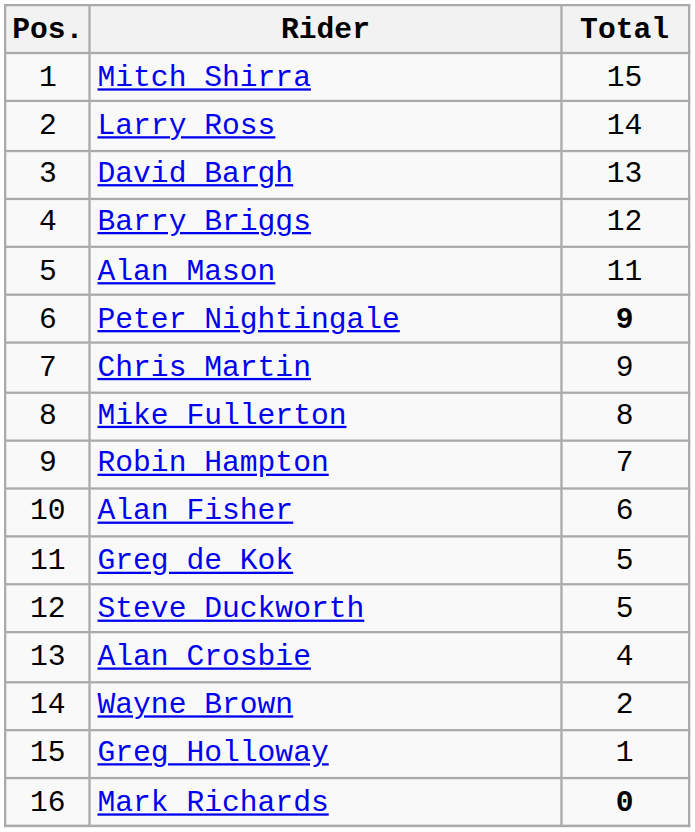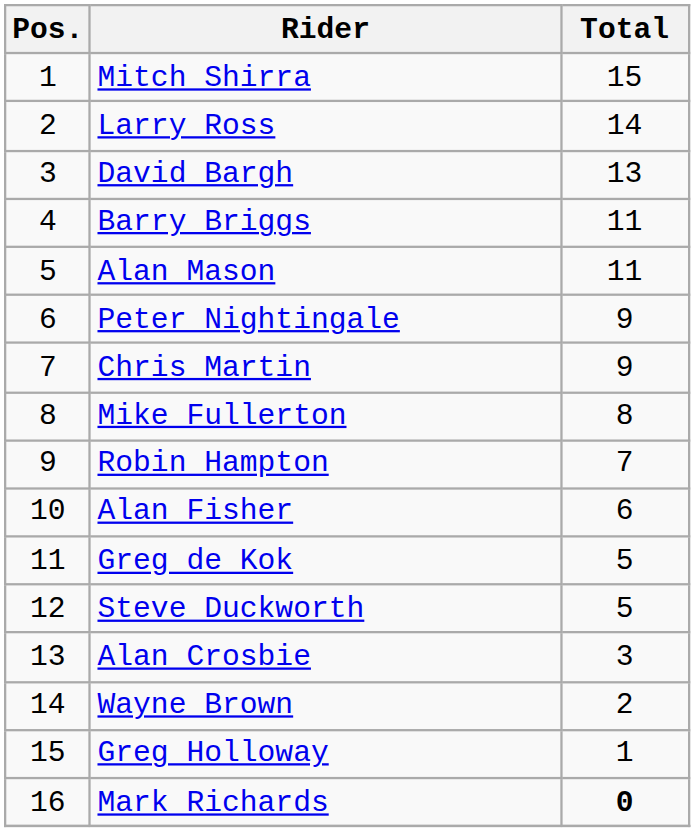(625, 223) 12 -> (625, 223) 11
(625, 319) bold -> (625, 319) normal
(625, 657) 4 -> (625, 657) 3
